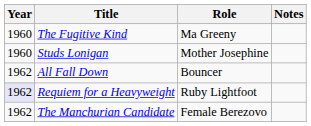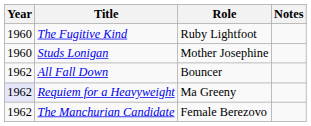(208, 33) Ma Greeny -> (219, 33) Ruby Lightfoot
(219, 92) Ruby Lightfoot -> (208, 92) Ma Greeny
